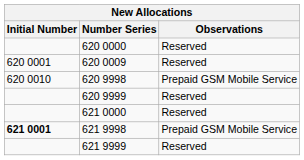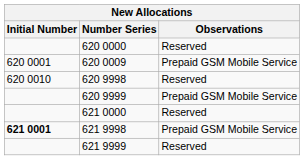(184, 63) Reserved -> (229, 63) Prepaid GSM Mobile Service
(229, 79) Prepaid GSM Mobile Service -> (184, 79) Reserved
(184, 96) Reserved -> (229, 96) Prepaid GSM Mobile Service
